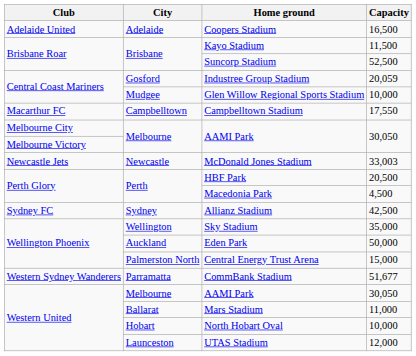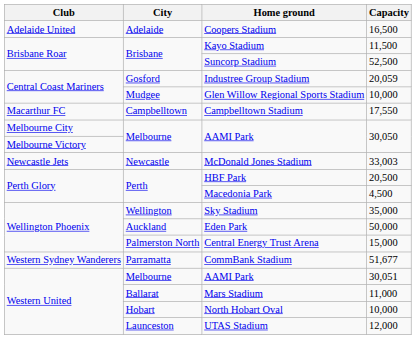- row: (30, 210)
(383, 293) 30,050 -> (383, 276) 30,051
